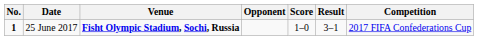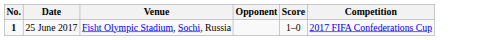- column: (331, 12)
(161, 27) bold -> (157, 27) normal
